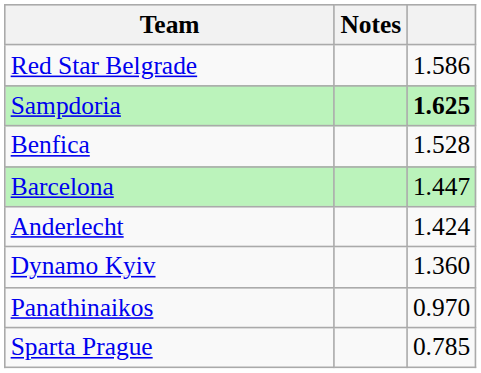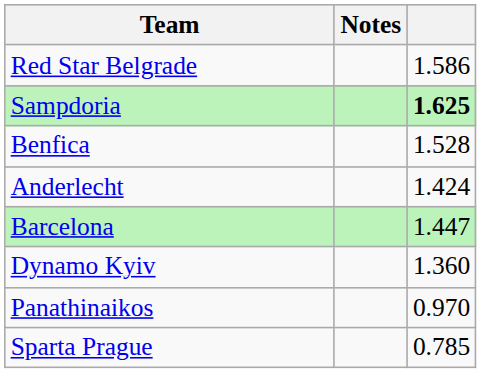rows swapped: (62, 186) <-> (67, 226)
